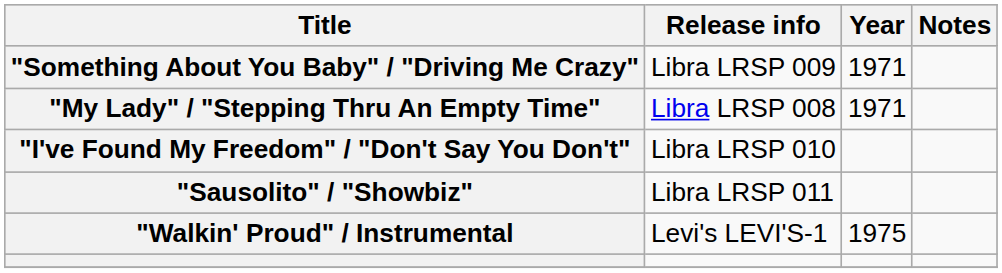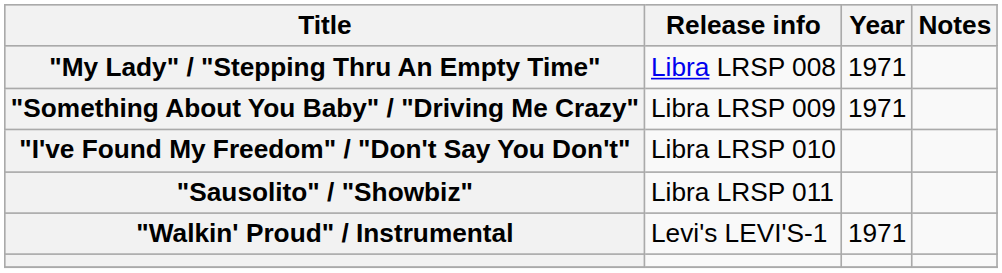rows swapped: (325, 108) <-> (325, 66)
(877, 233) 1975 -> (877, 233) 1971
